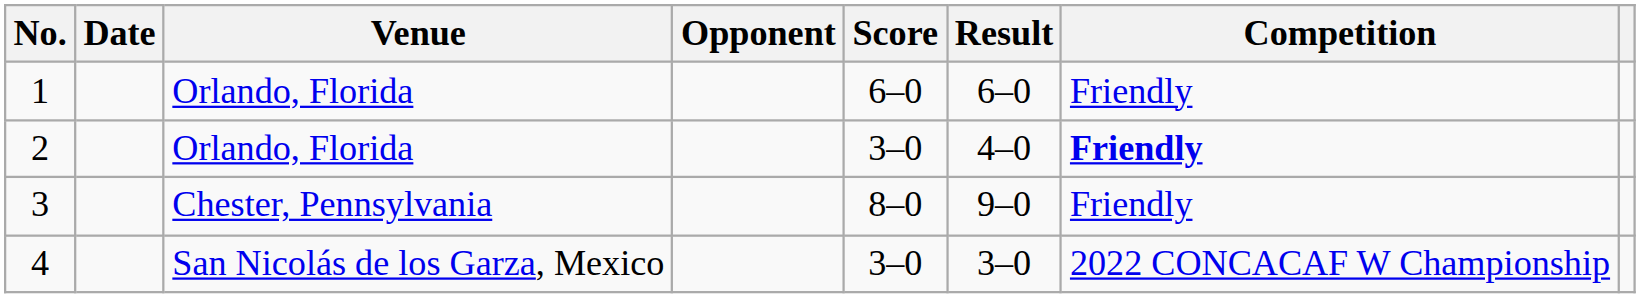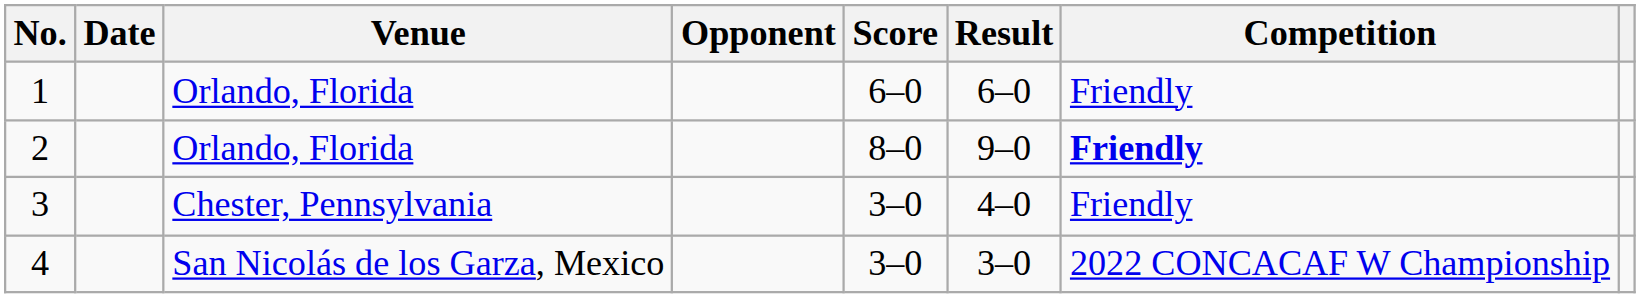(895, 147) 3–0 -> (895, 147) 8–0
(1004, 147) 4–0 -> (1004, 147) 9–0
(895, 205) 8–0 -> (895, 205) 3–0
(1004, 205) 9–0 -> (1004, 205) 4–0
